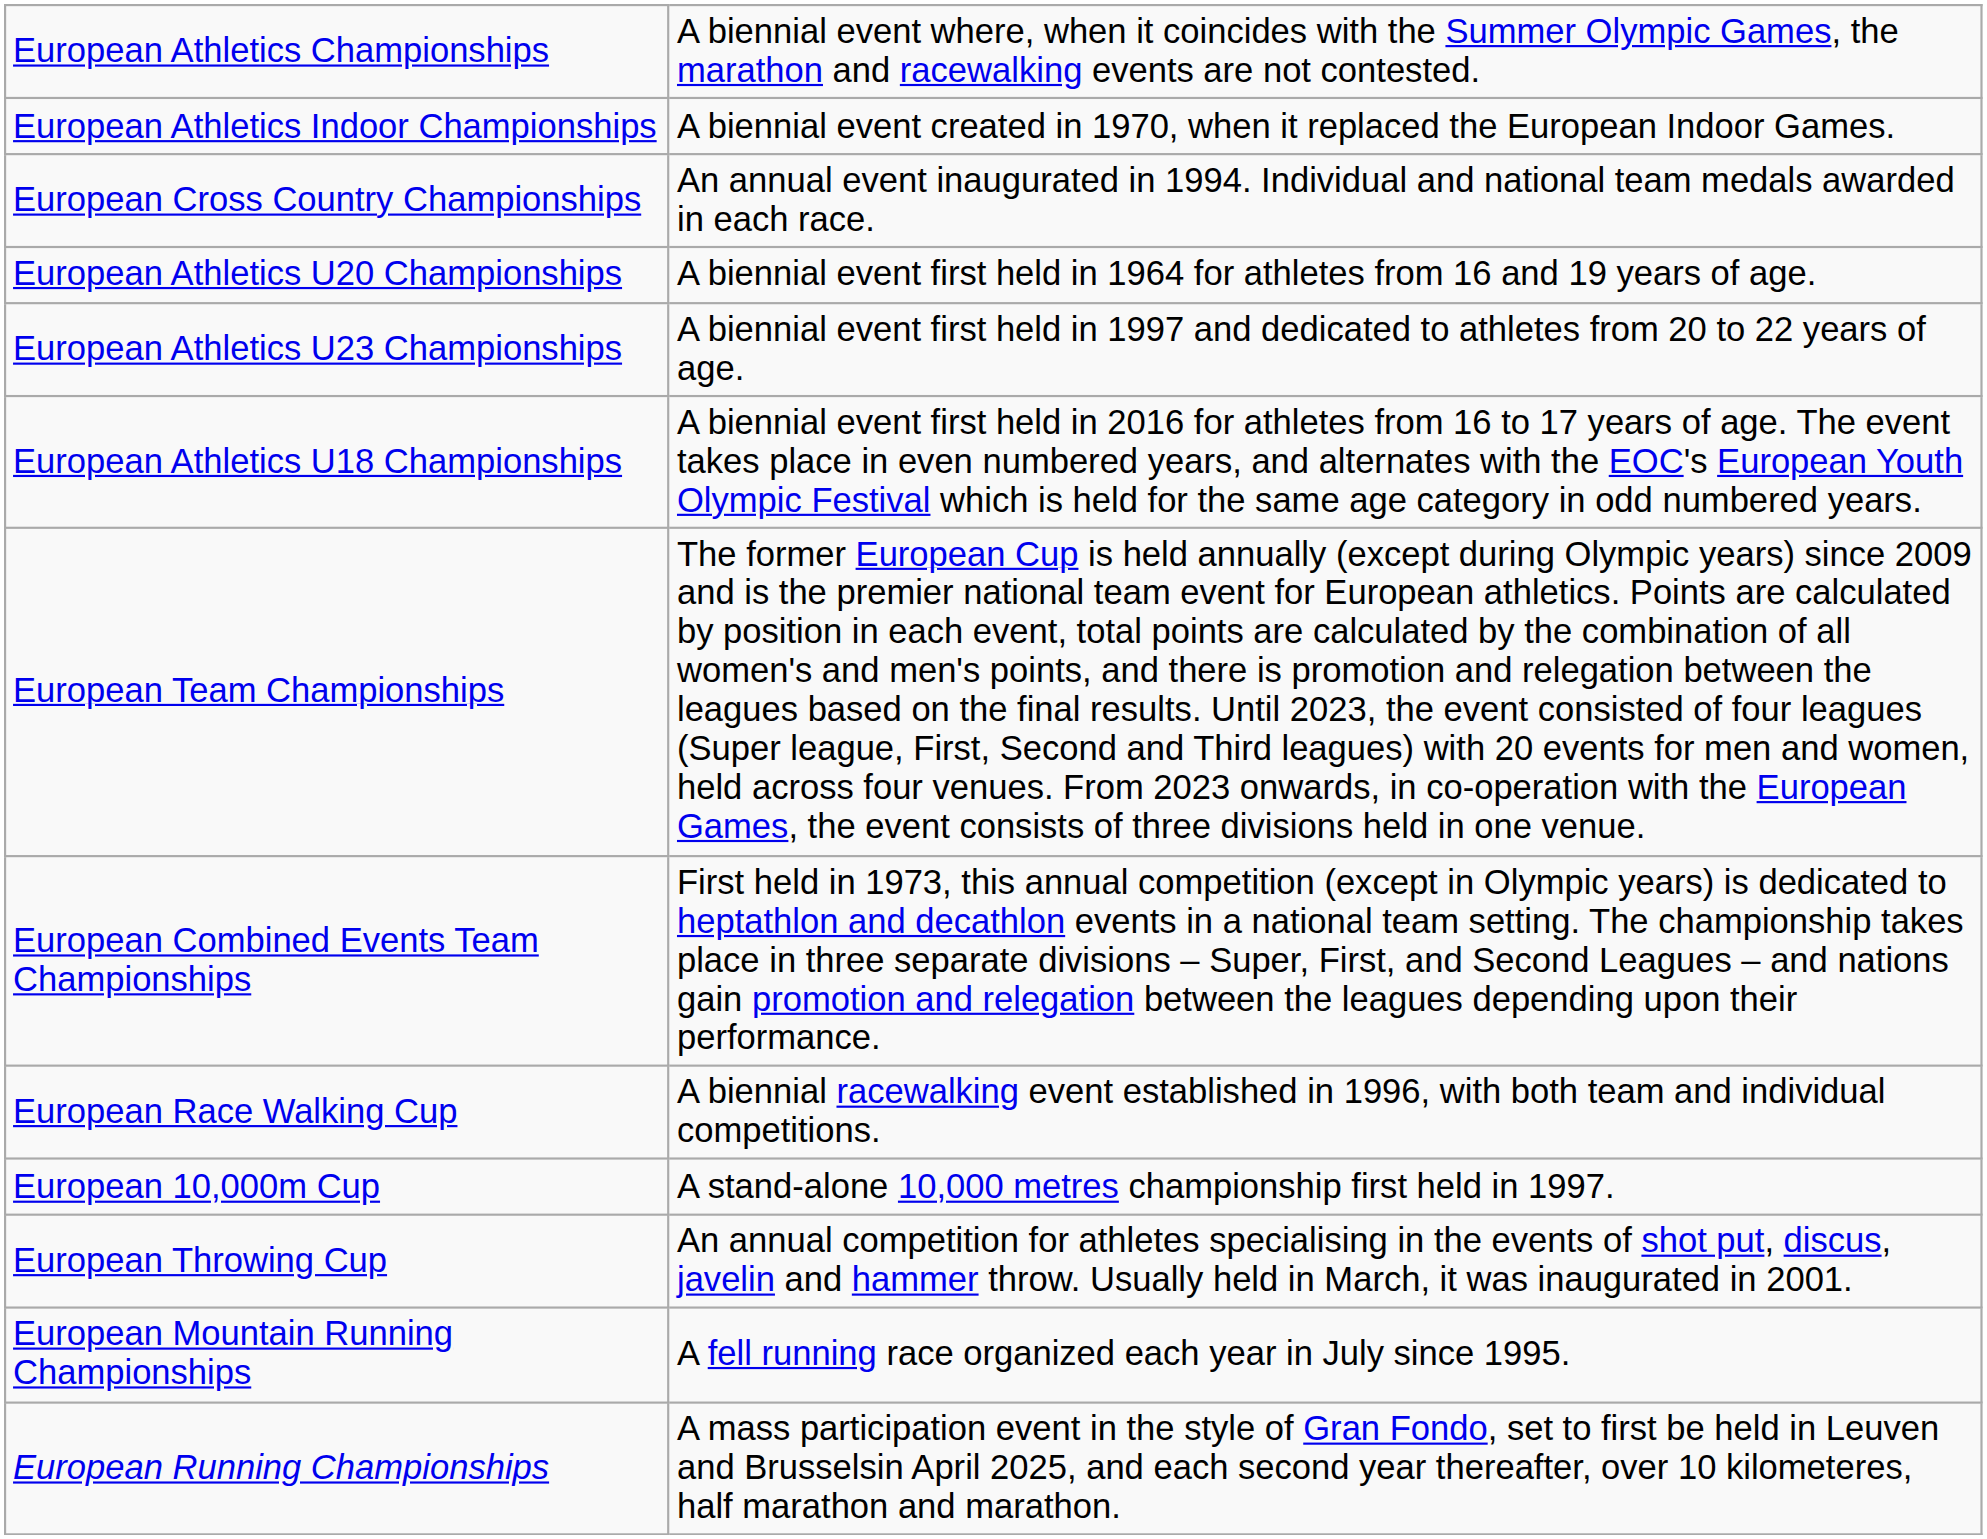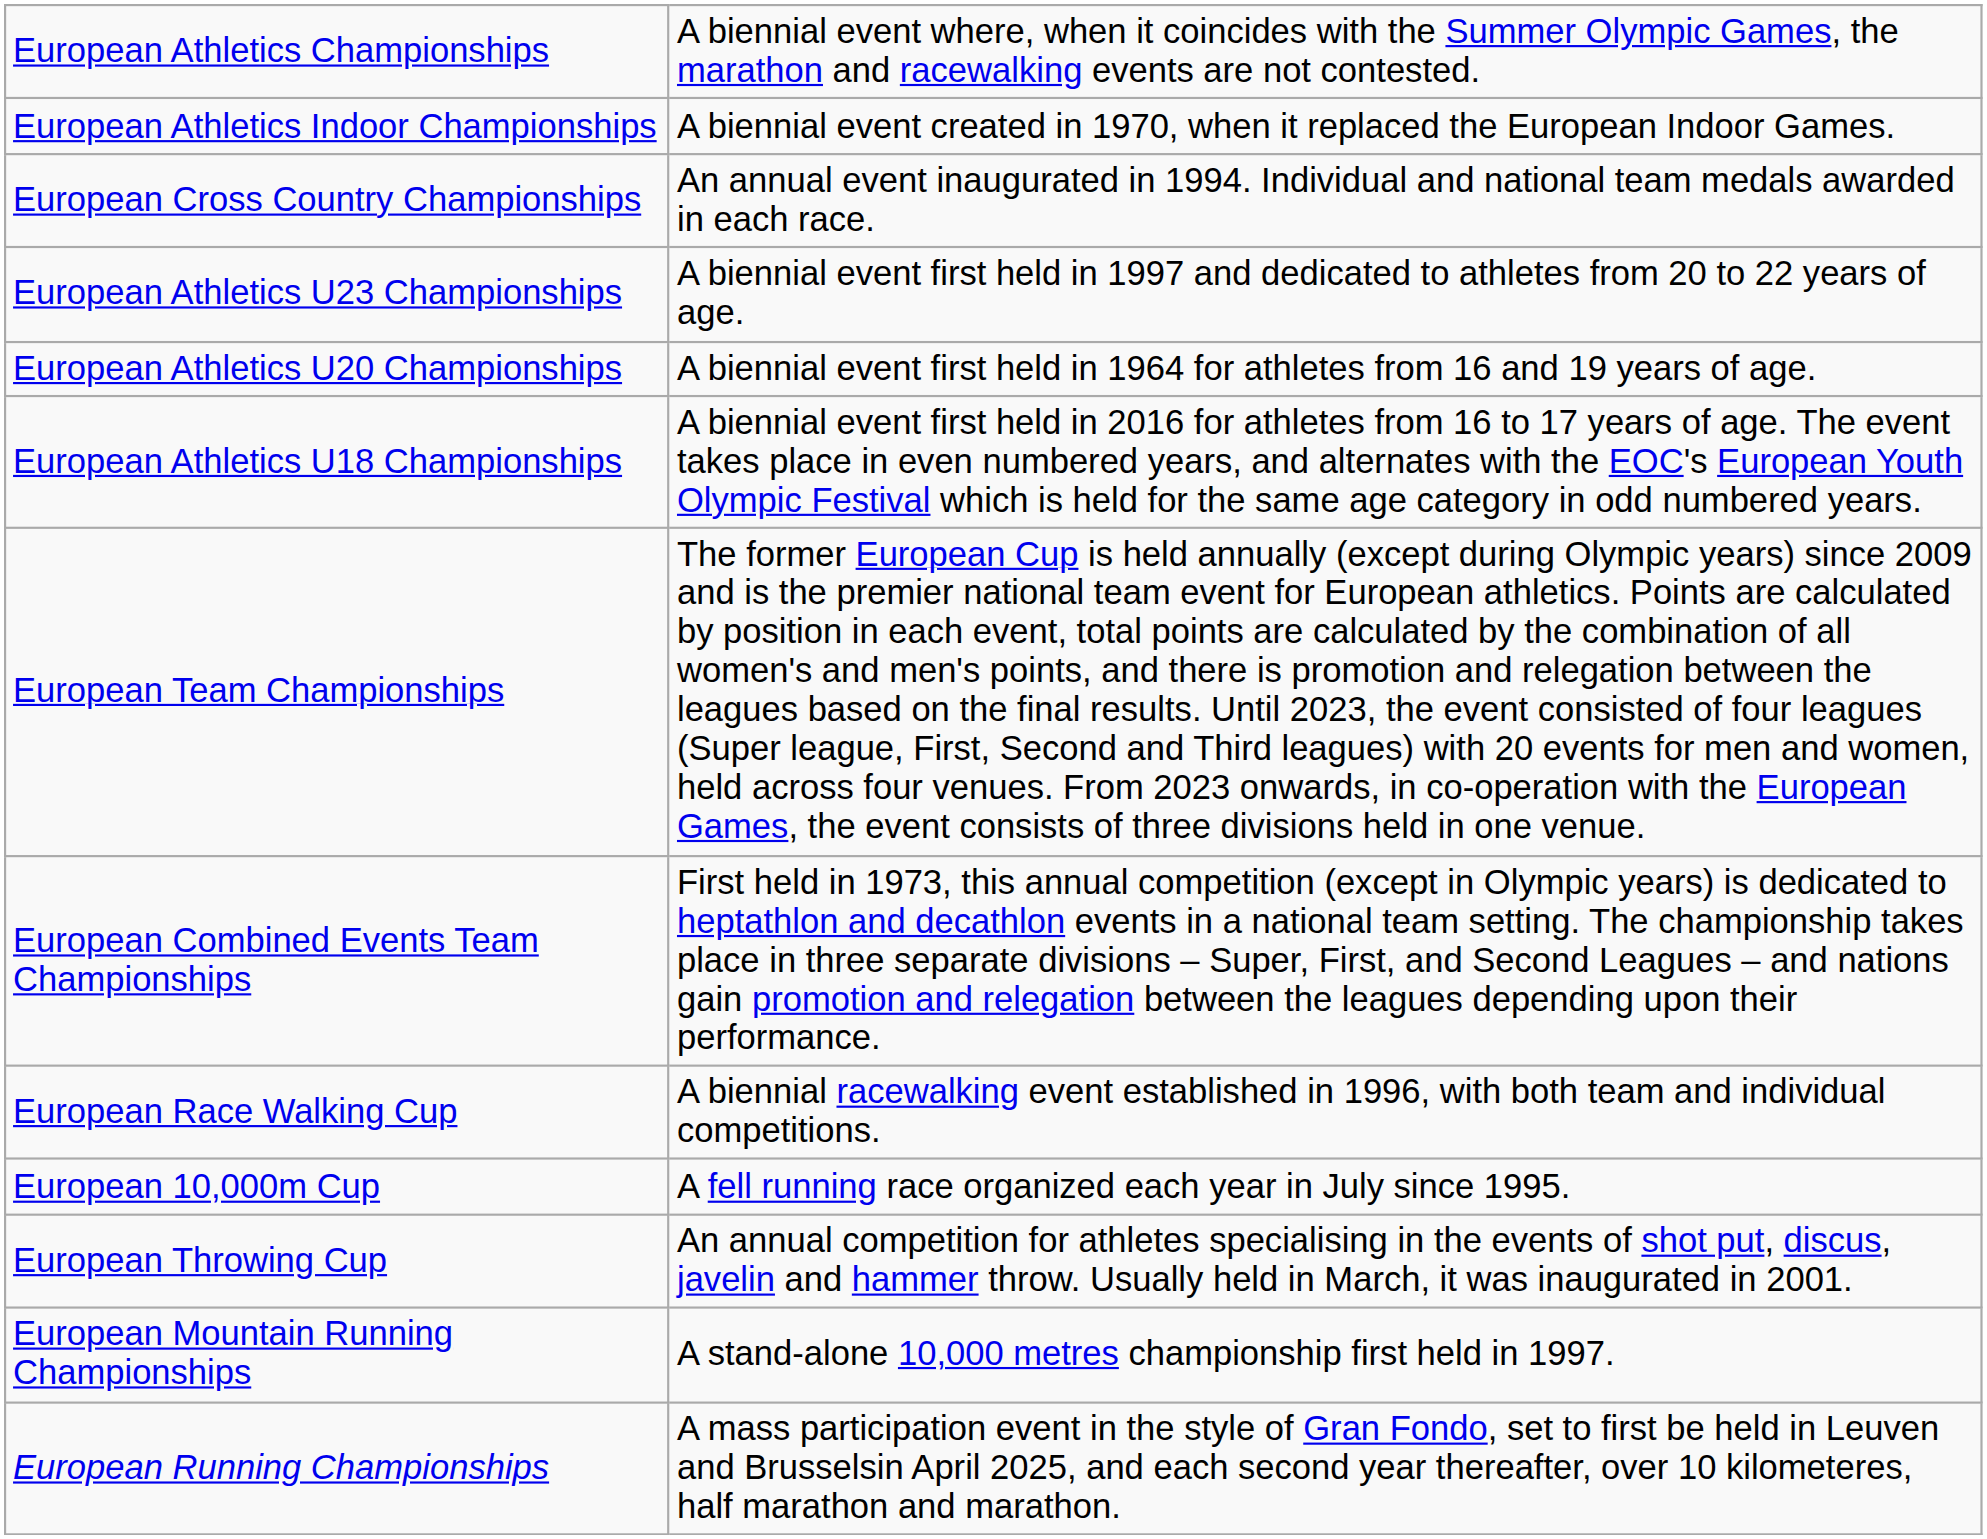rows swapped: (318, 348) <-> (318, 274)
(1146, 1186) A stand-alone 10,000 metres championship first held in 1997. -> (1124, 1186) A fell running race organized each year in July since 1995.
(1124, 1354) A fell running race organized each year in July since 1995. -> (1146, 1354) A stand-alone 10,000 metres championship first held in 1997.
